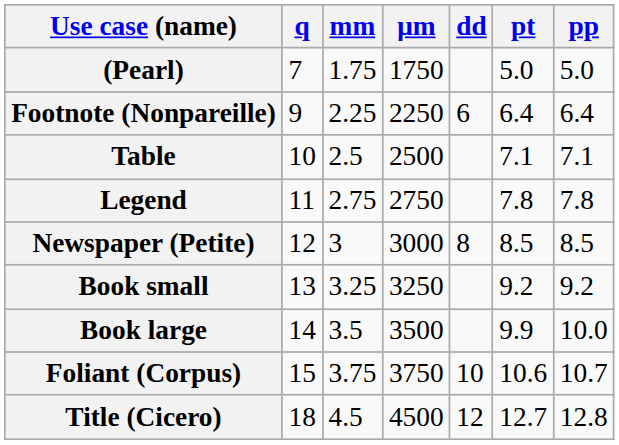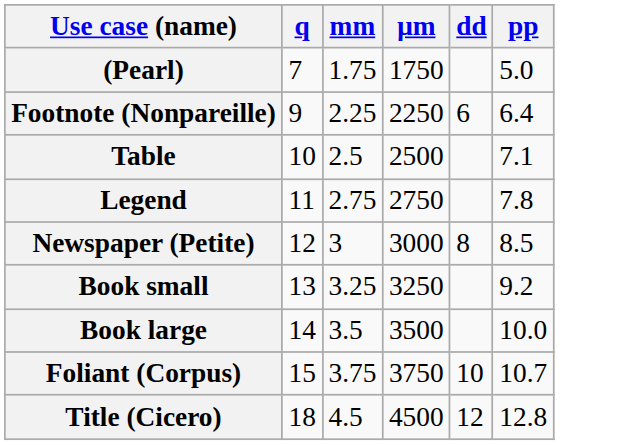- column: (523, 26)
